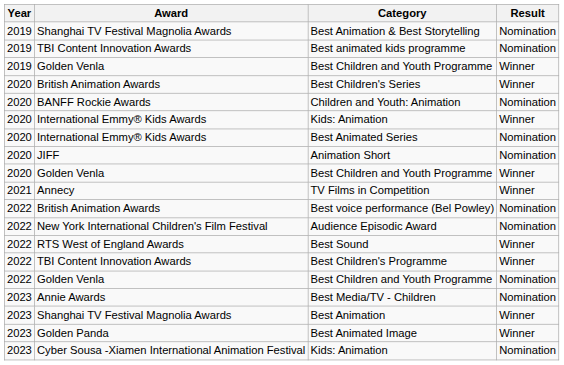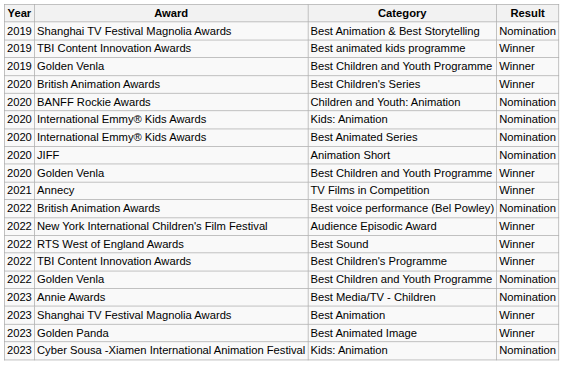(528, 48) Nomination -> (517, 48) Winner
(517, 119) Winner -> (528, 119) Nomination
(528, 226) Nomination -> (517, 226) Winner
